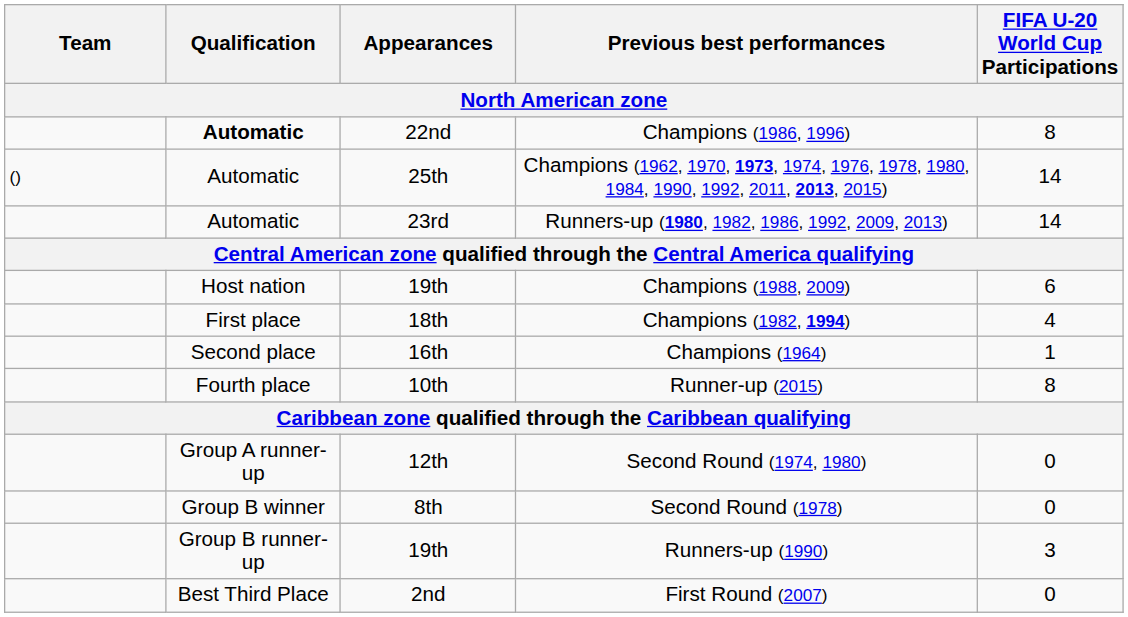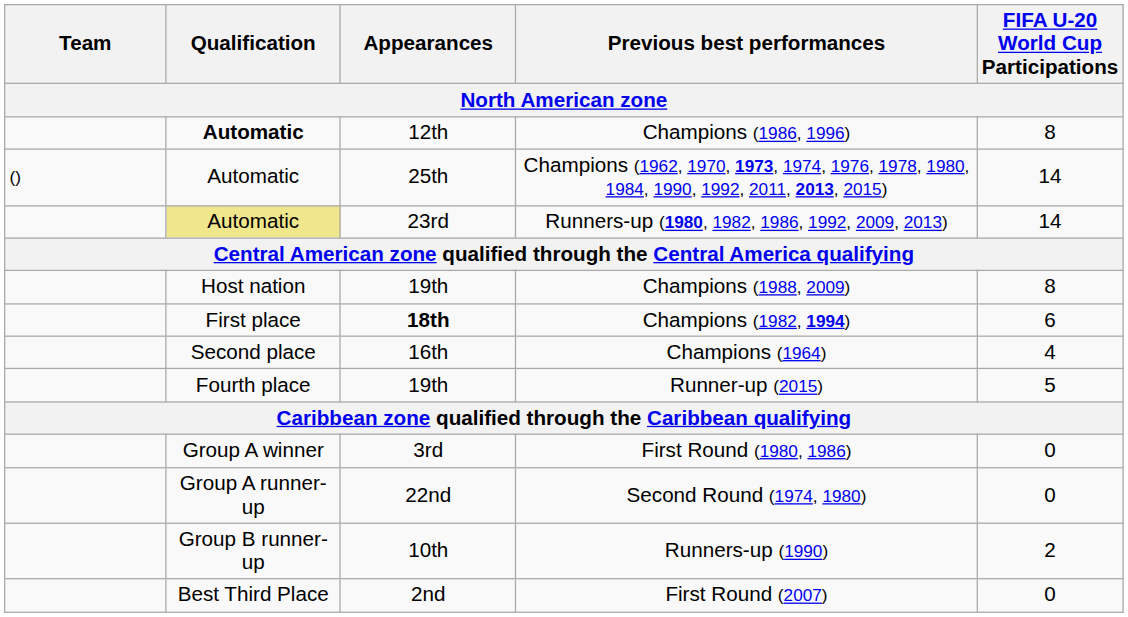(428, 132) 22nd -> (428, 132) 12th
(253, 221) no background -> (253, 221) khaki background
(1050, 286) 6 -> (1050, 286) 8
(428, 319) normal -> (428, 319) bold
(1050, 319) 4 -> (1050, 319) 6
(1050, 352) 1 -> (1050, 352) 4
(428, 385) 10th -> (428, 385) 19th
(1050, 385) 8 -> (1050, 385) 5
+ row: (747, 450)
(428, 462) 12th -> (428, 494) 22nd
- row: (746, 506)
(428, 550) 19th -> (428, 550) 10th
(1050, 550) 3 -> (1050, 550) 2
